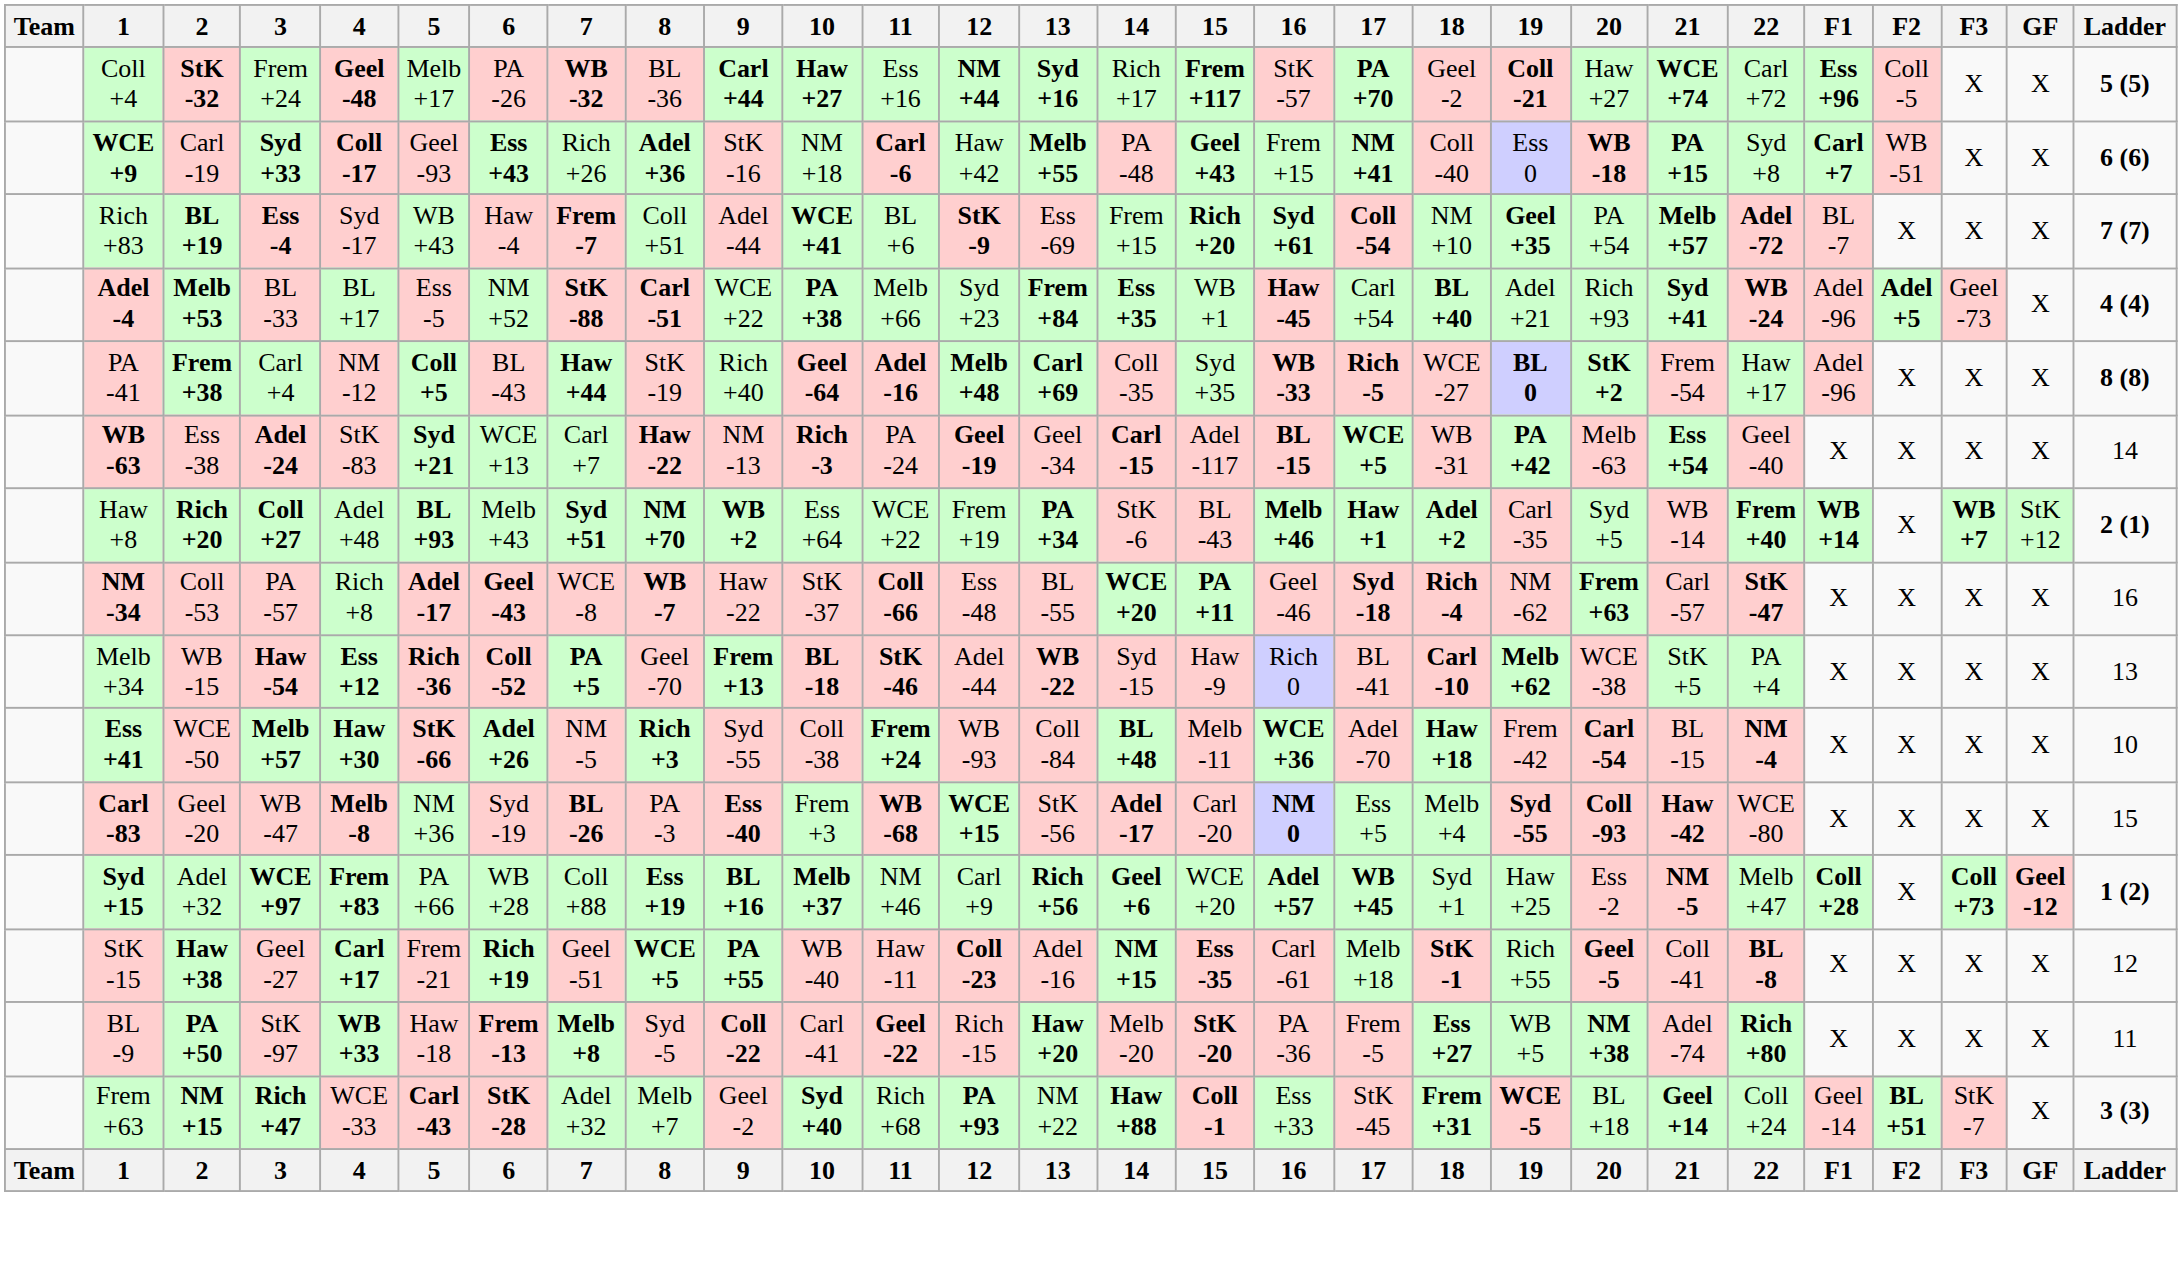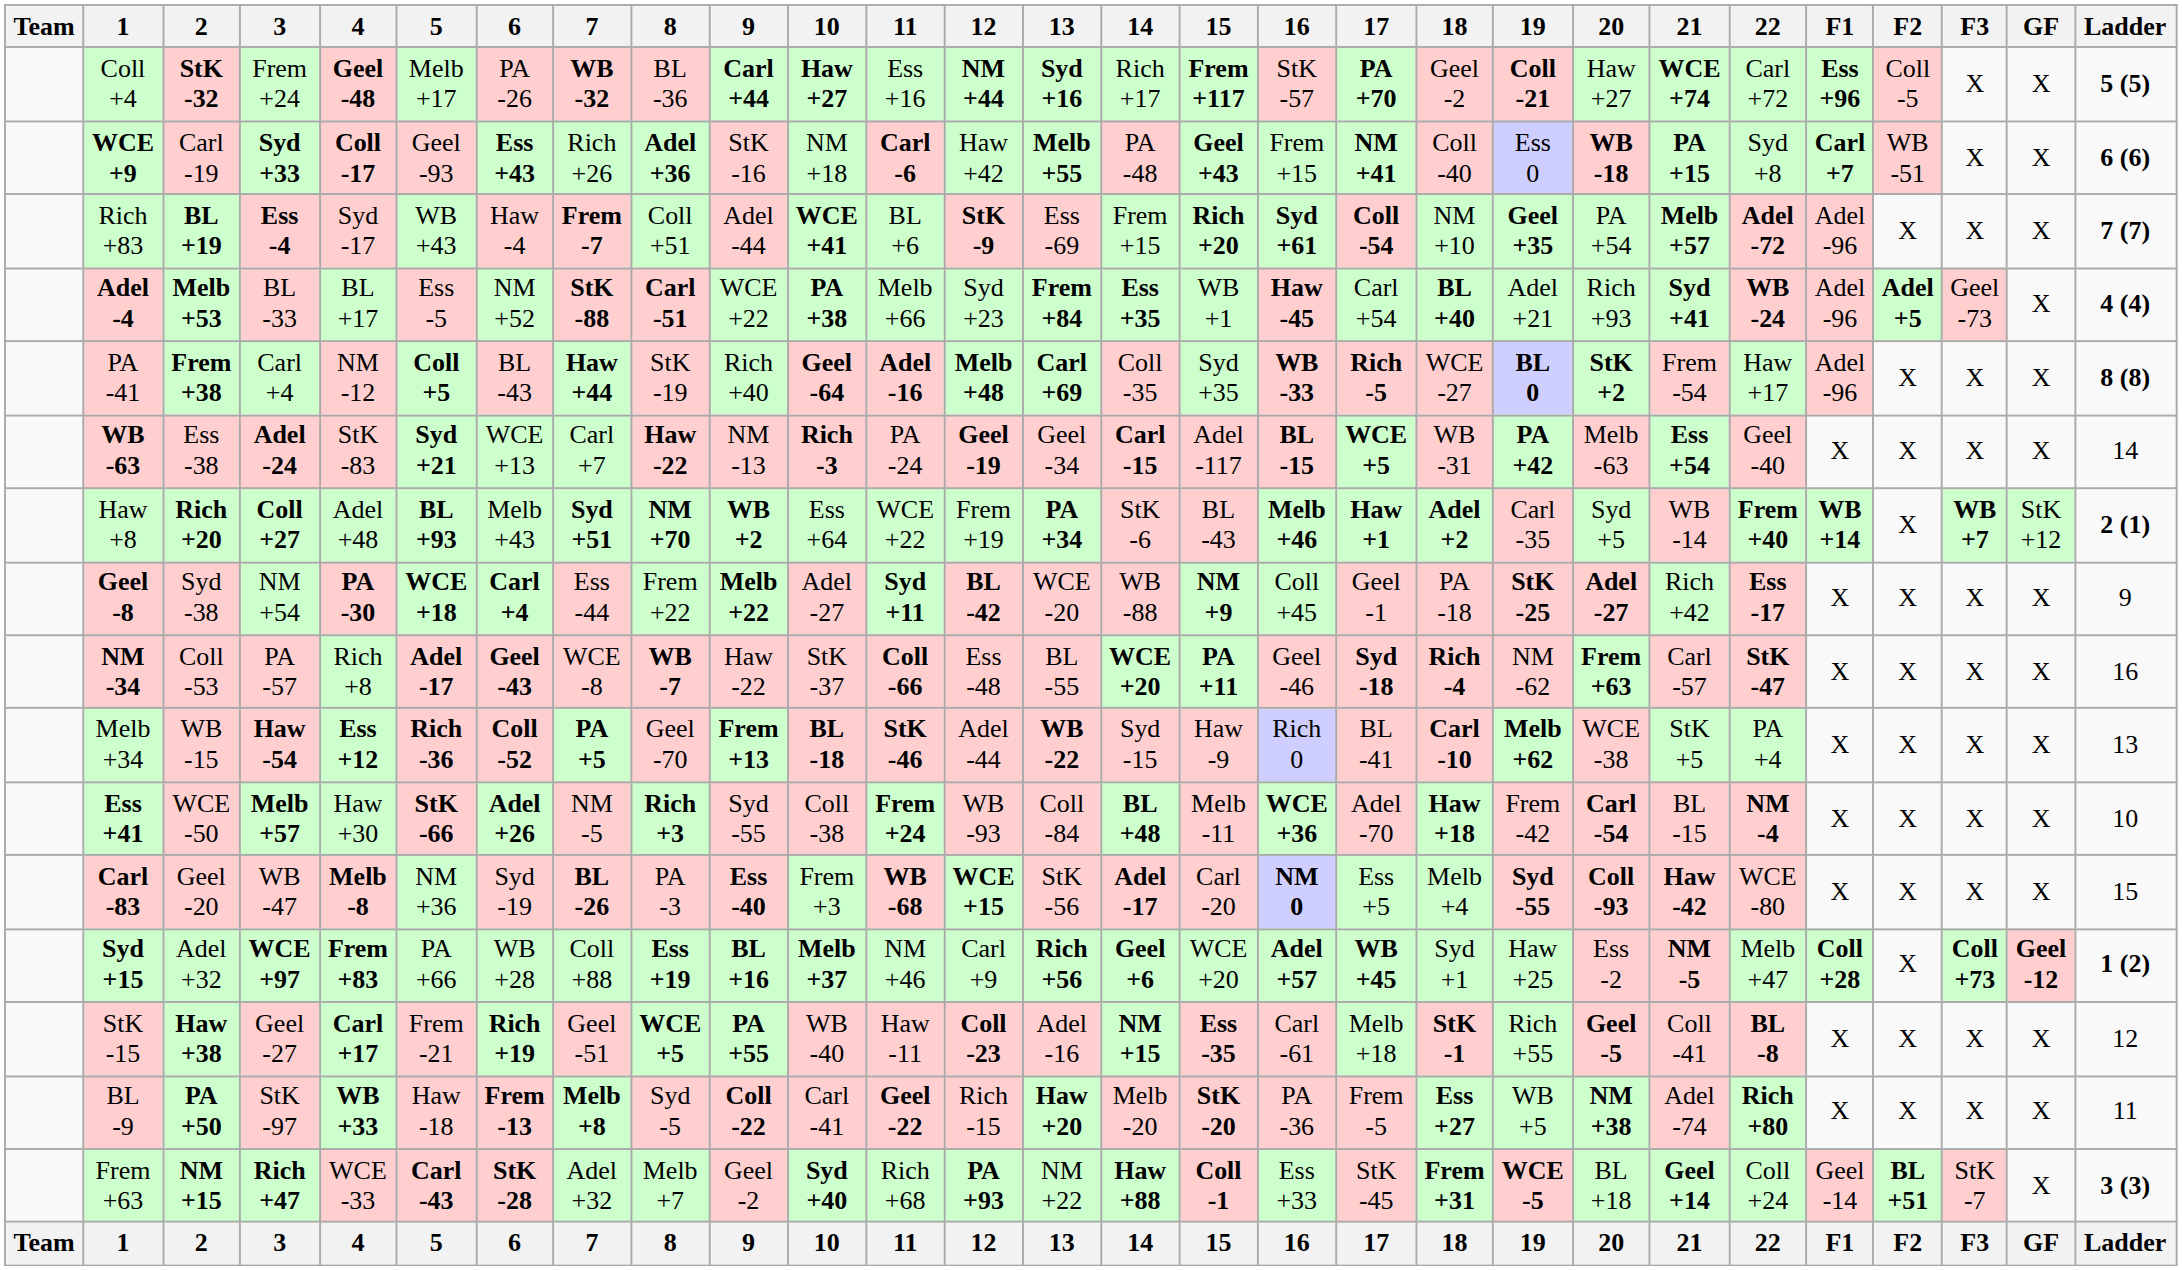(1839, 230) BL -7 -> (1840, 230) Adel -96
+ row: (123, 597)
(359, 744) bold -> (358, 817) normal
